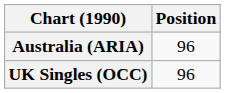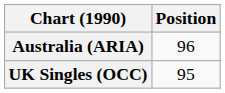(186, 74) 96 -> (186, 74) 95
